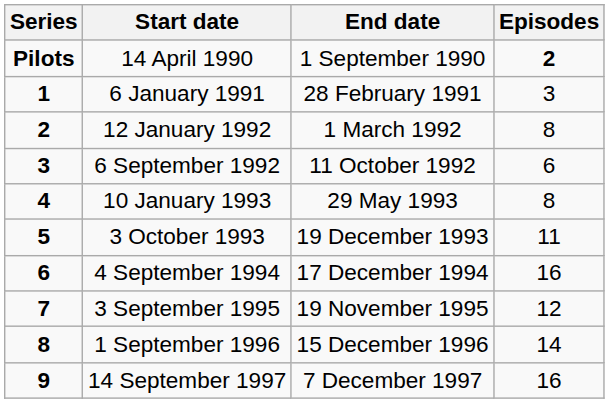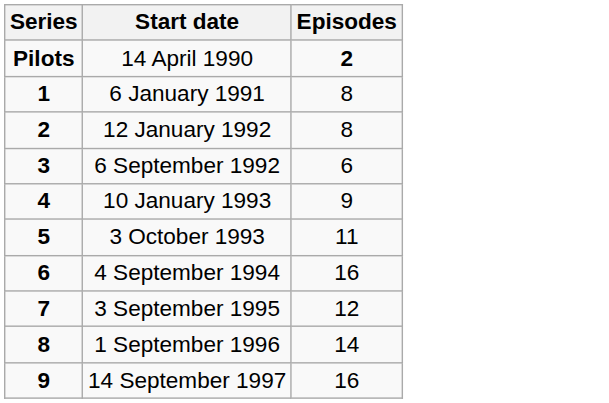- column: (393, 22)
(549, 93) 3 -> (347, 93) 8
(549, 201) 8 -> (347, 201) 9
